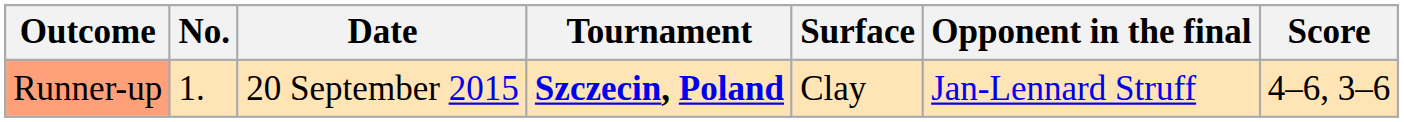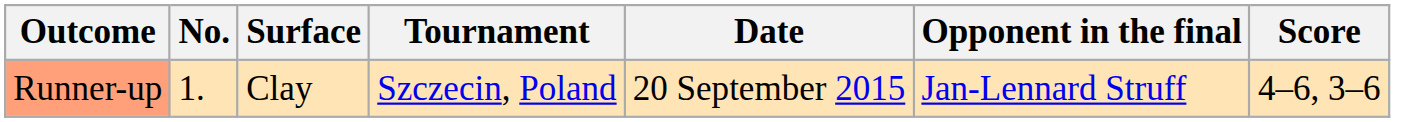columns swapped: (382, 32) <-> (858, 32)
(659, 87) bold -> (497, 87) normal
